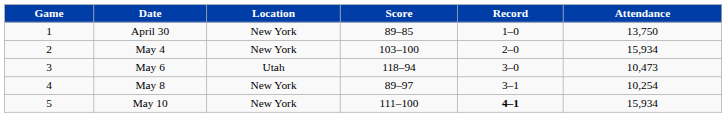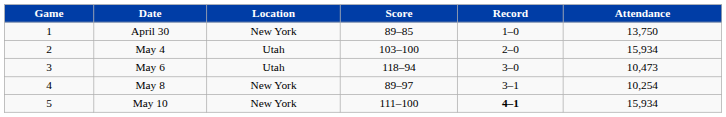(274, 49) New York -> (274, 49) Utah
